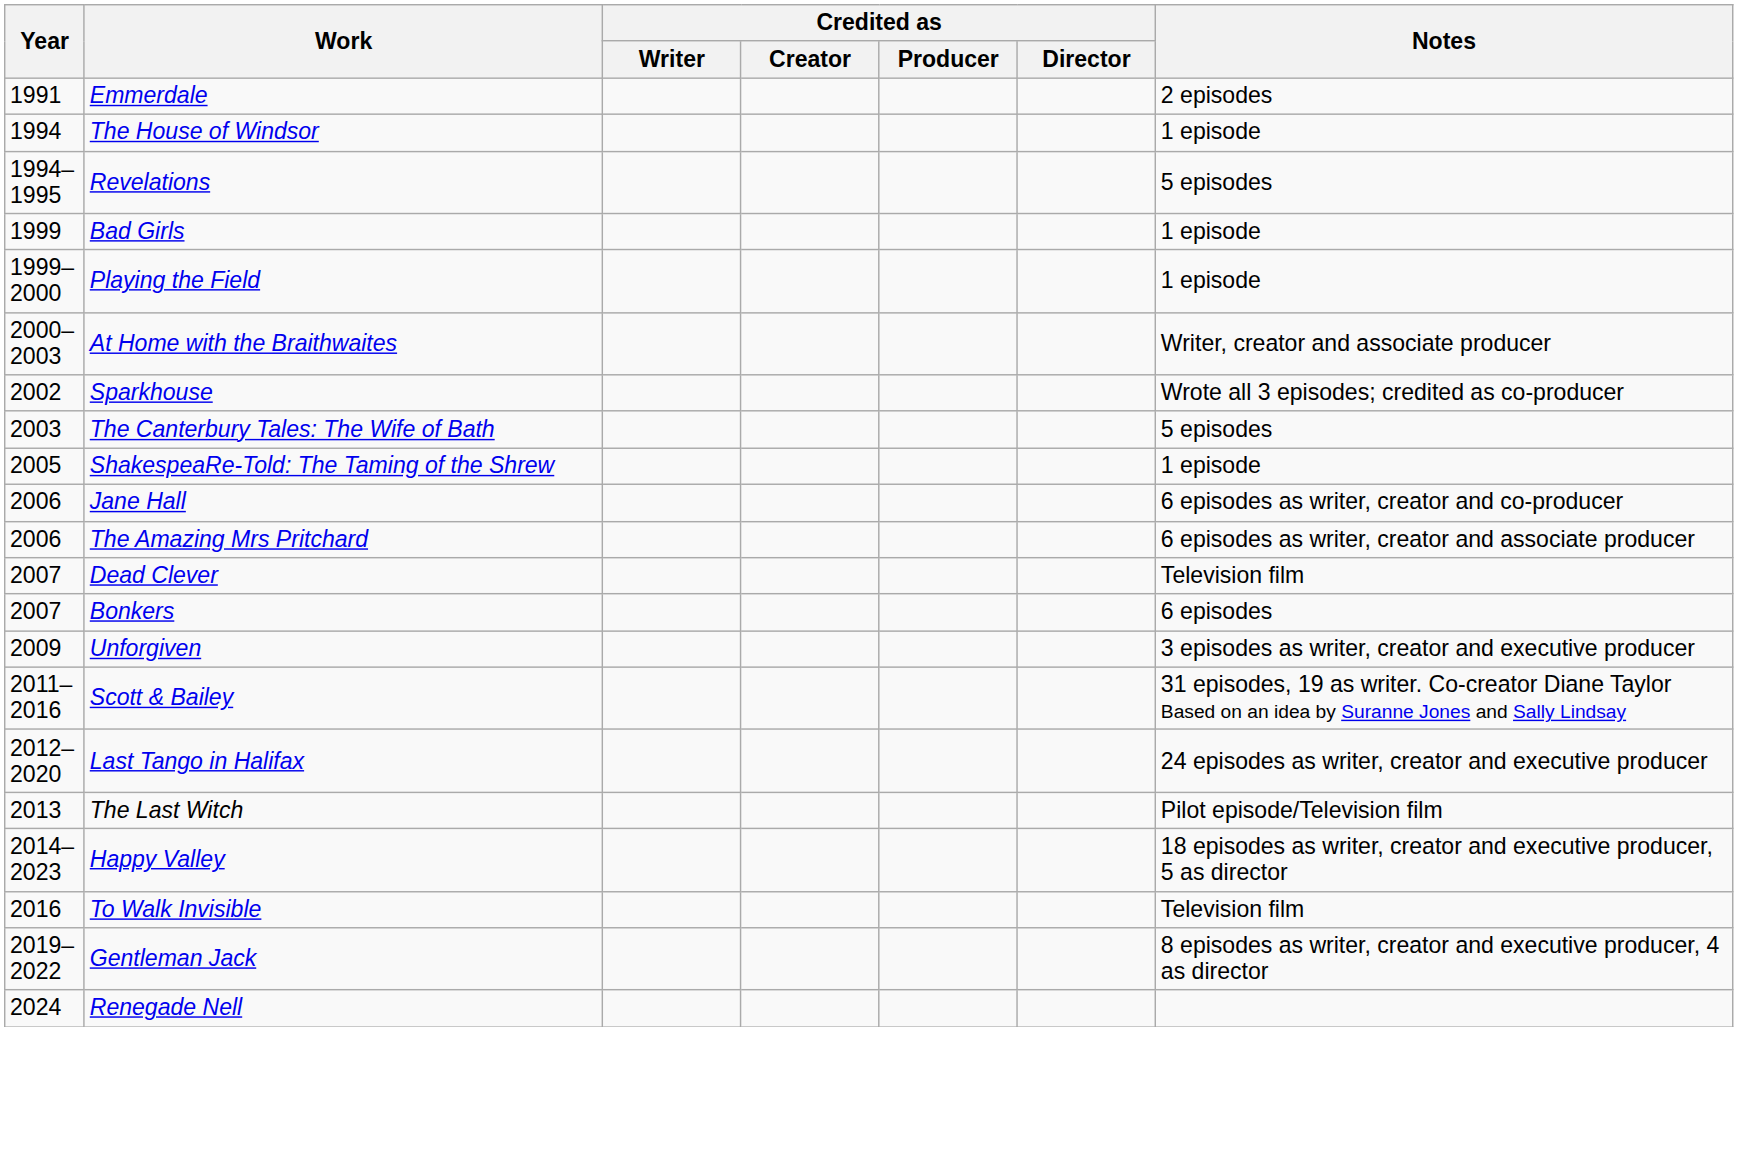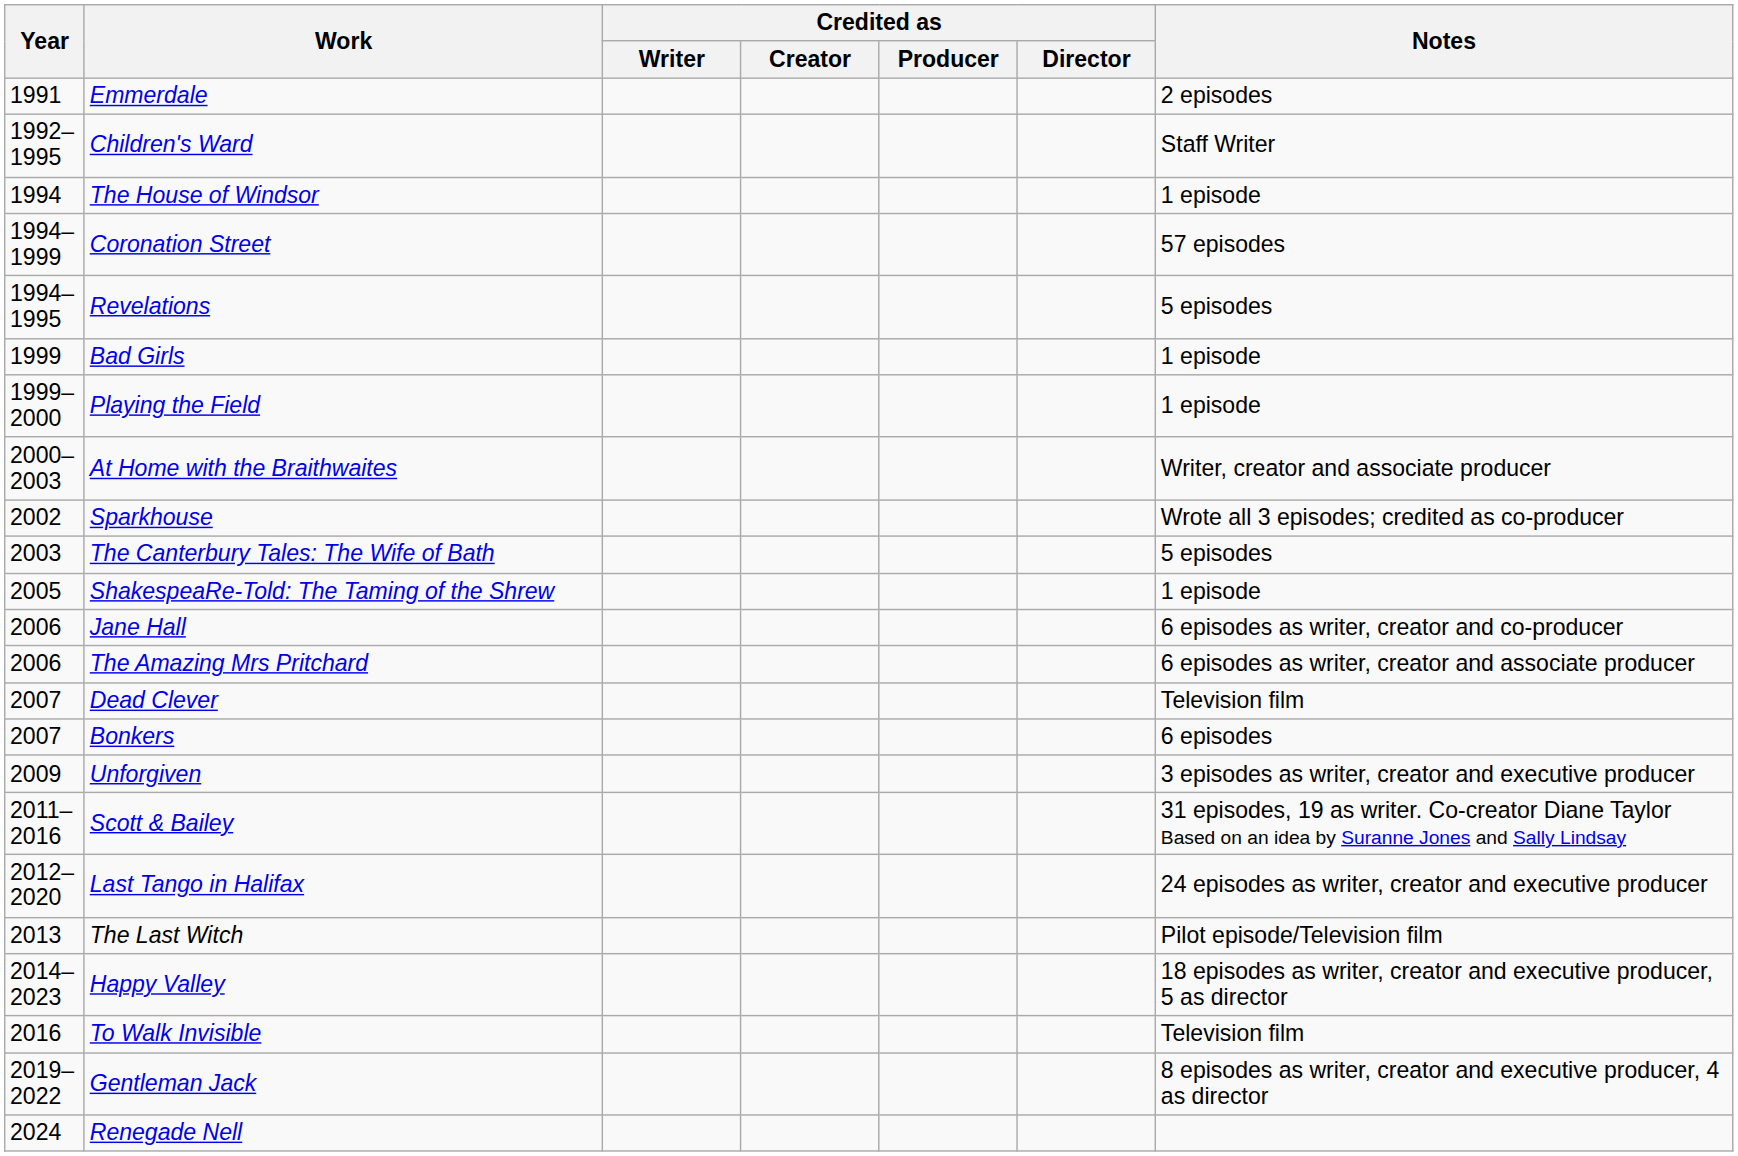+ row: (171, 145)
+ row: (180, 244)
